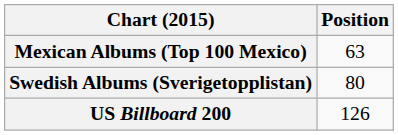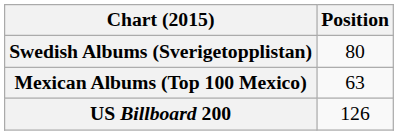rows swapped: (161, 51) <-> (161, 82)
